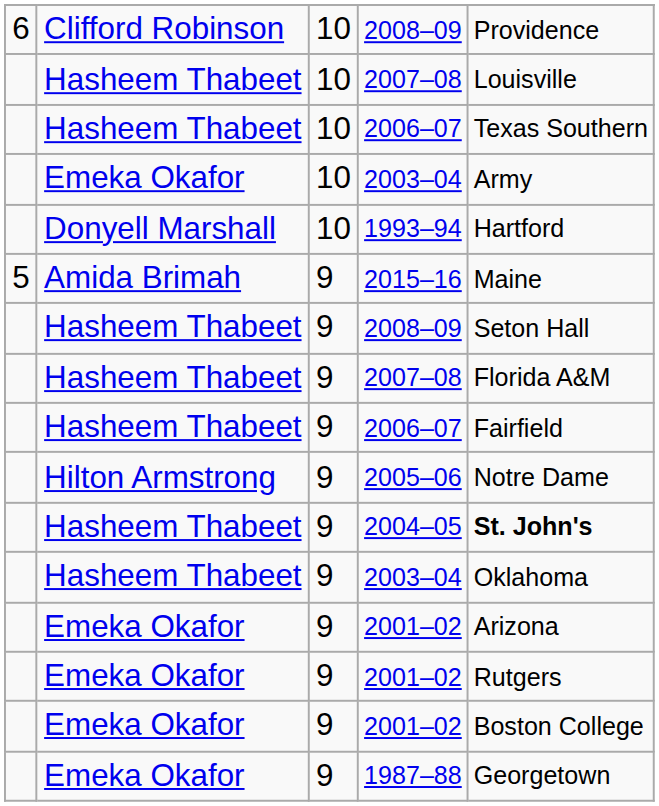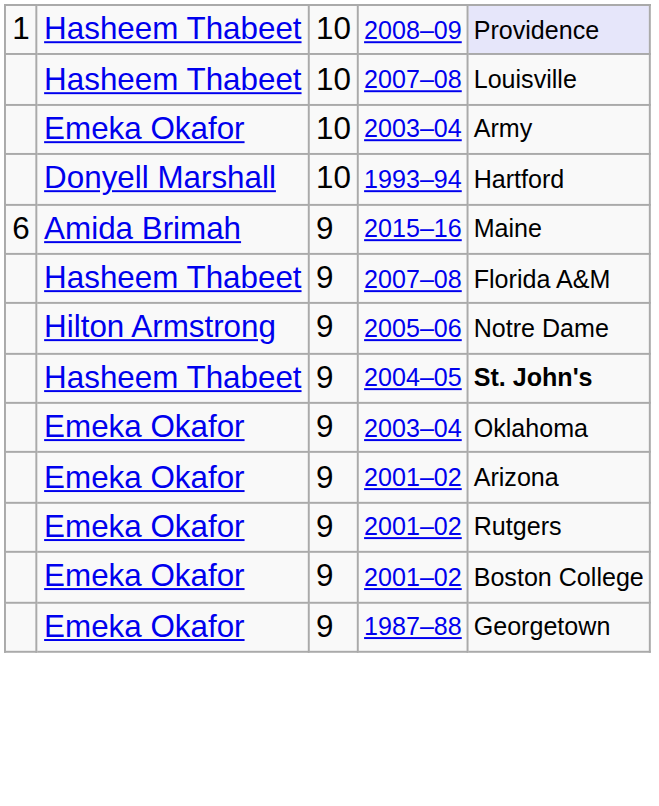(21, 29) 6 -> (21, 29) 1
(164, 29) Clifford Robinson -> (173, 29) Hasheem Thabeet
(536, 30) no background -> (536, 30) lavender background
- row: (333, 128)
(21, 278) 5 -> (21, 228) 6
- row: (325, 327)
- row: (325, 427)
(173, 576) Hasheem Thabeet -> (144, 427) Emeka Okafor
